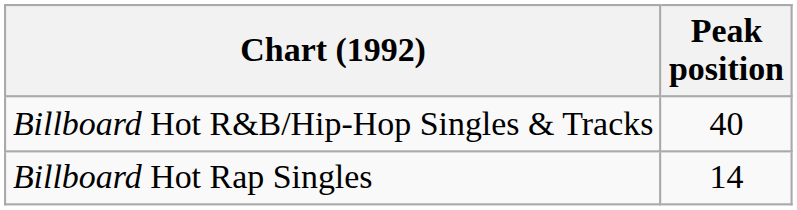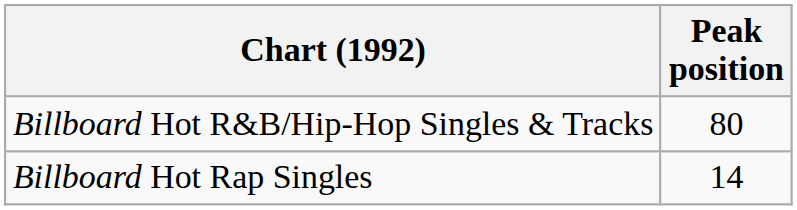(726, 123) 40 -> (726, 123) 80
